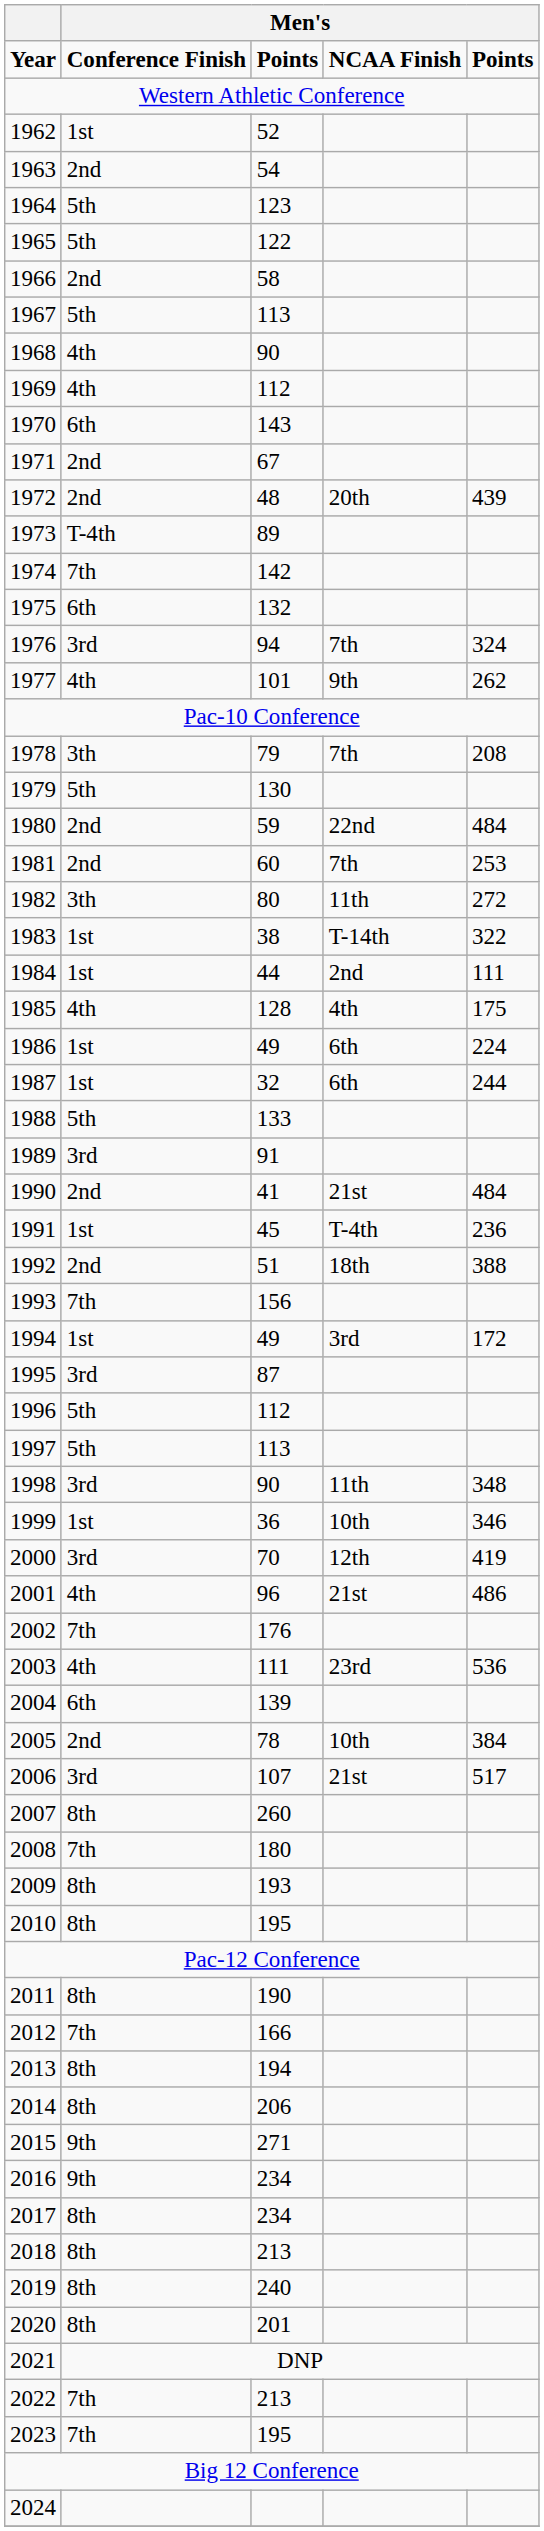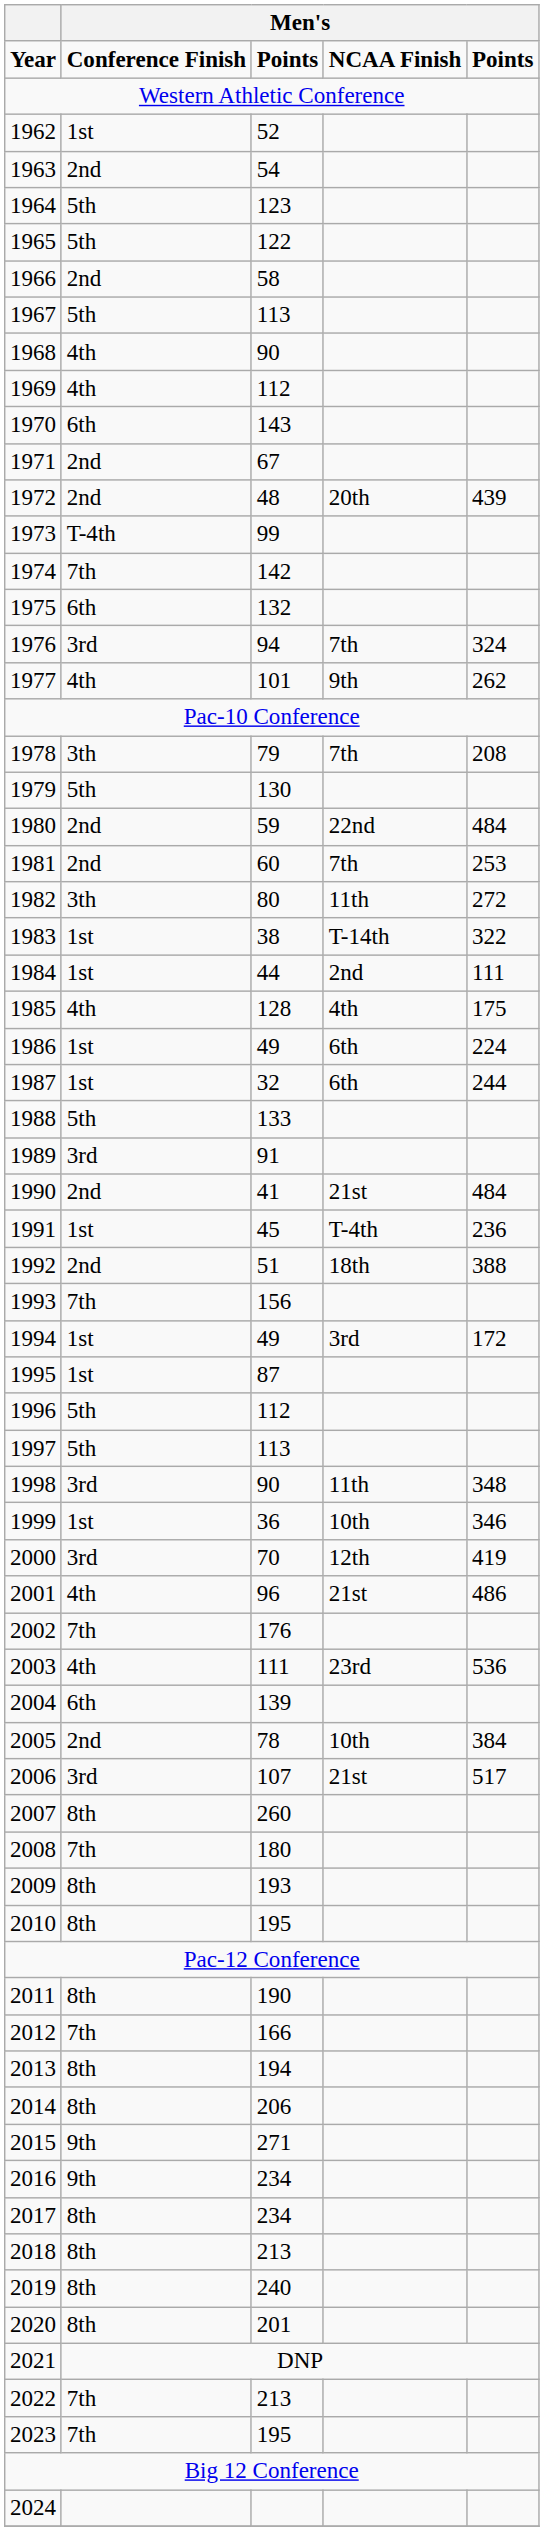(268, 534) 89 -> (268, 534) 99
(82, 1374) 3rd -> (80, 1374) 1st
